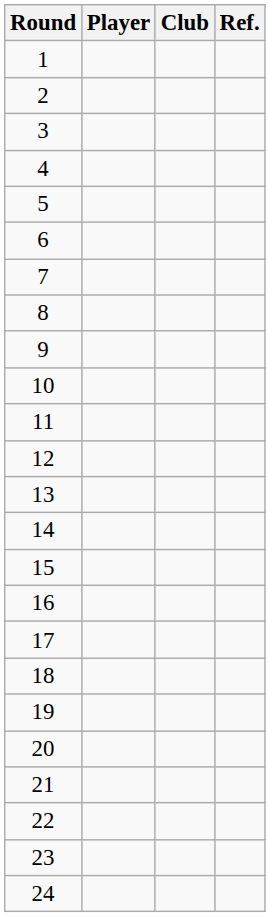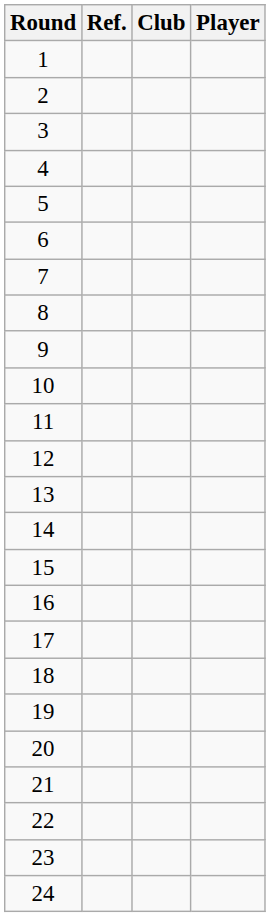columns swapped: (118, 22) <-> (240, 22)
